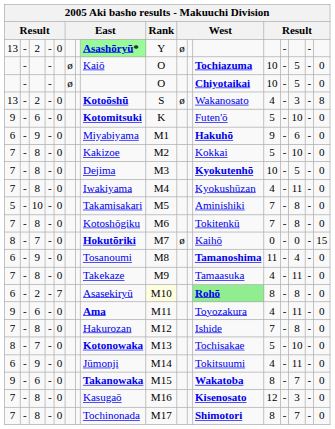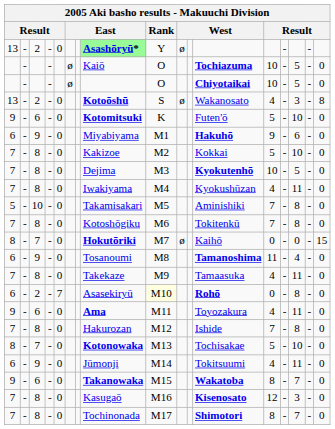(208, 293) lightgreen background -> (208, 293) no background
(272, 293) 8 -> (272, 293) 0
